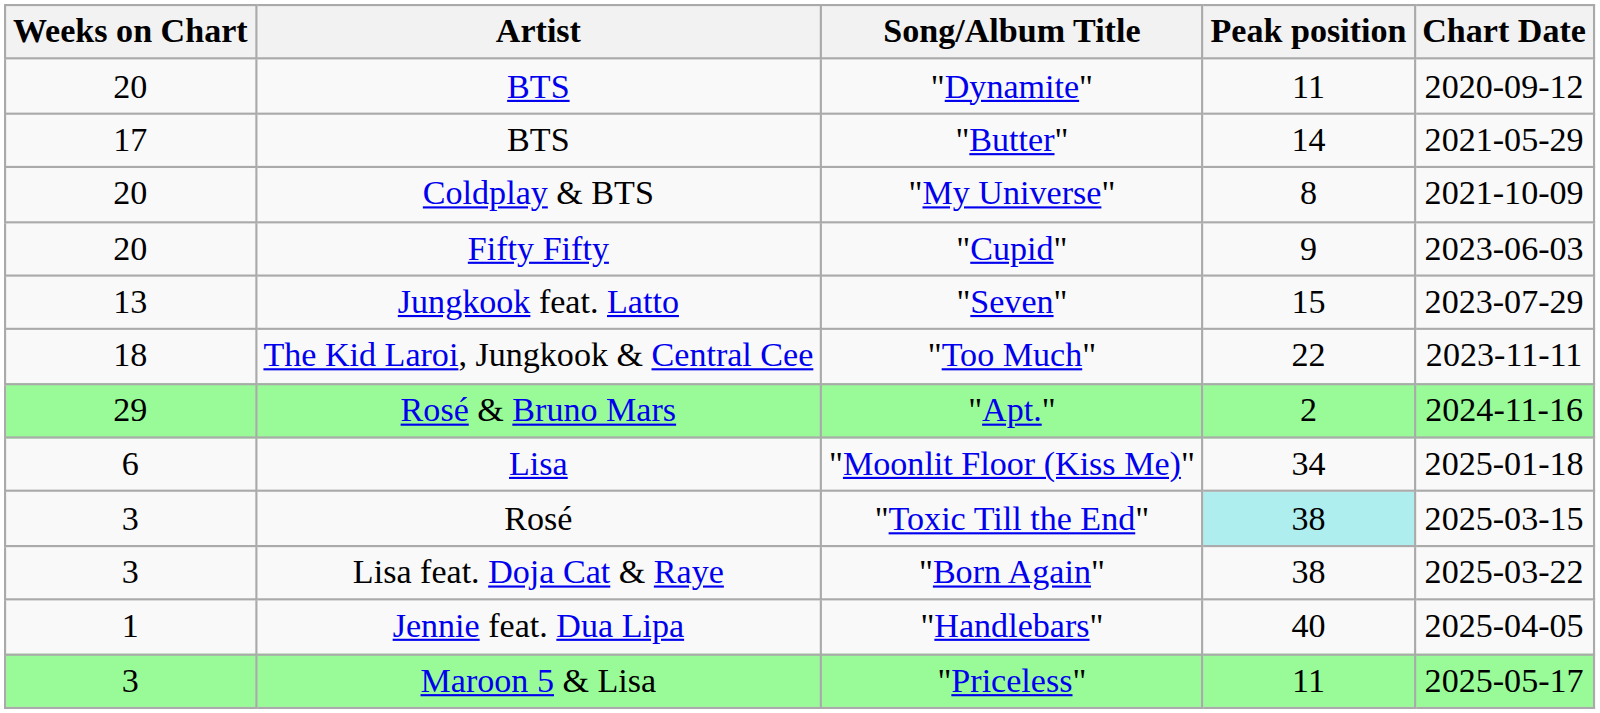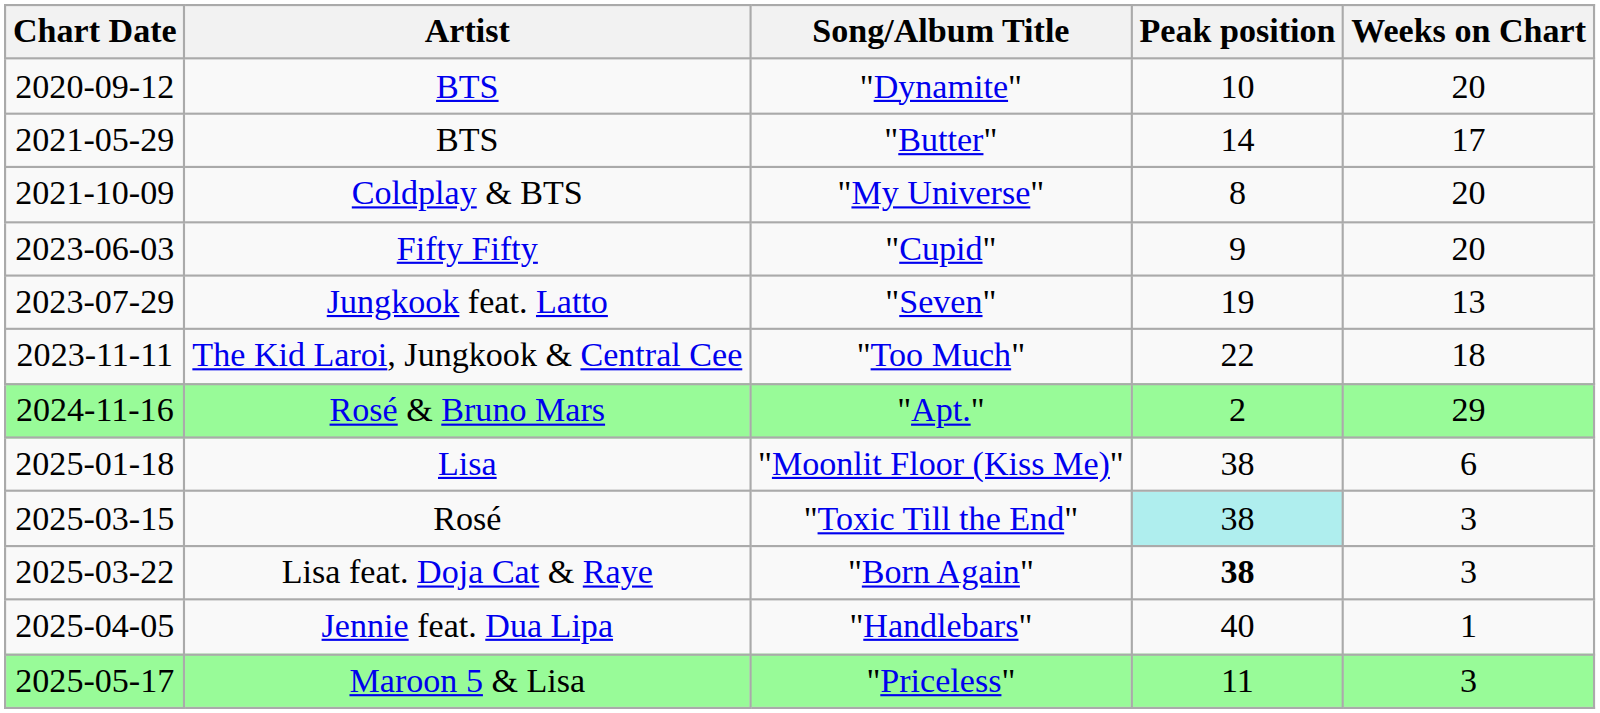columns swapped: (1504, 31) <-> (130, 31)
(1309, 85) 11 -> (1237, 85) 10
(1309, 301) 15 -> (1237, 301) 19
(1309, 463) 34 -> (1237, 463) 38
(1309, 572) normal -> (1237, 572) bold
